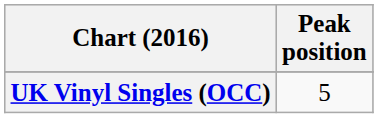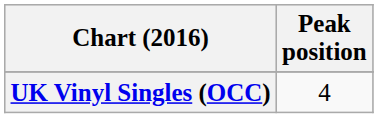(324, 91) 5 -> (324, 91) 4
